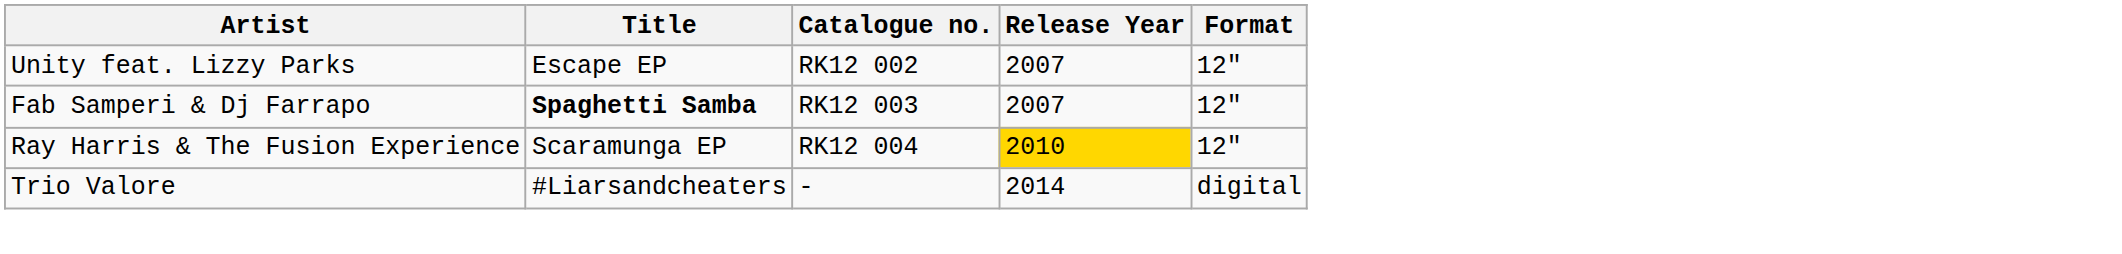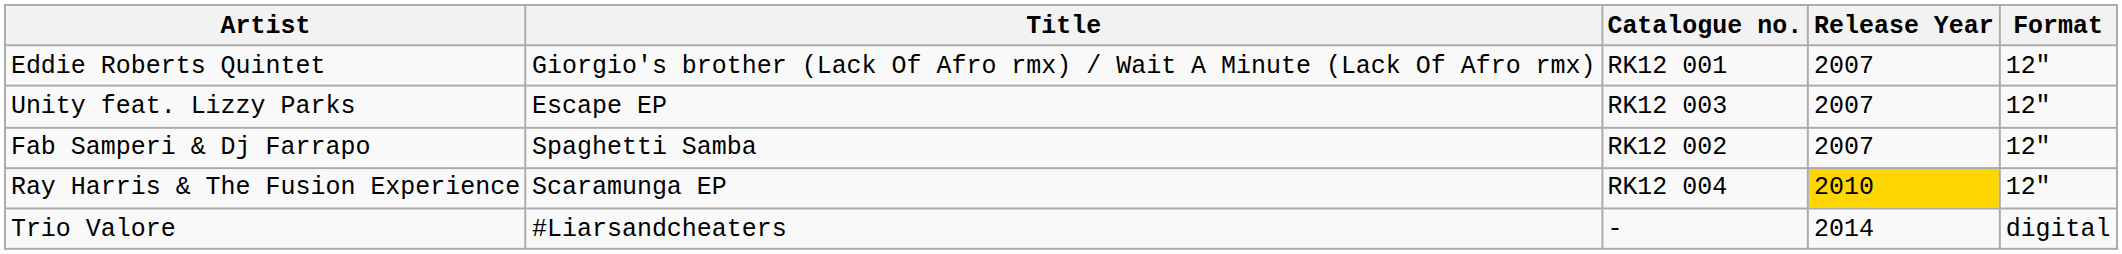+ row: (168, 66)
(859, 66) RK12 002 -> (1667, 107) RK12 003
(644, 107) bold -> (644, 147) normal
(859, 107) RK12 003 -> (1667, 147) RK12 002
